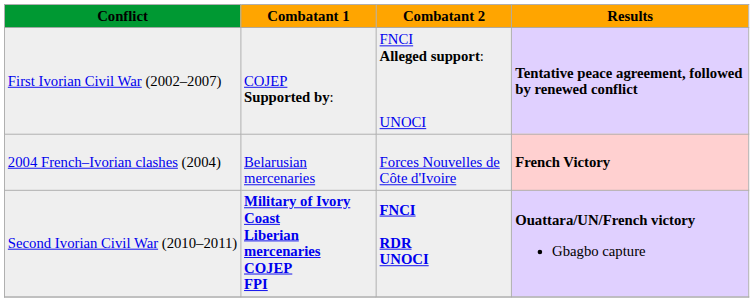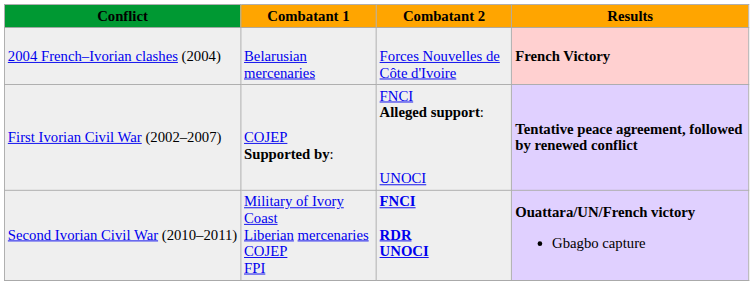rows swapped: (115, 80) <-> (114, 162)
(297, 243) bold -> (306, 235) normal
